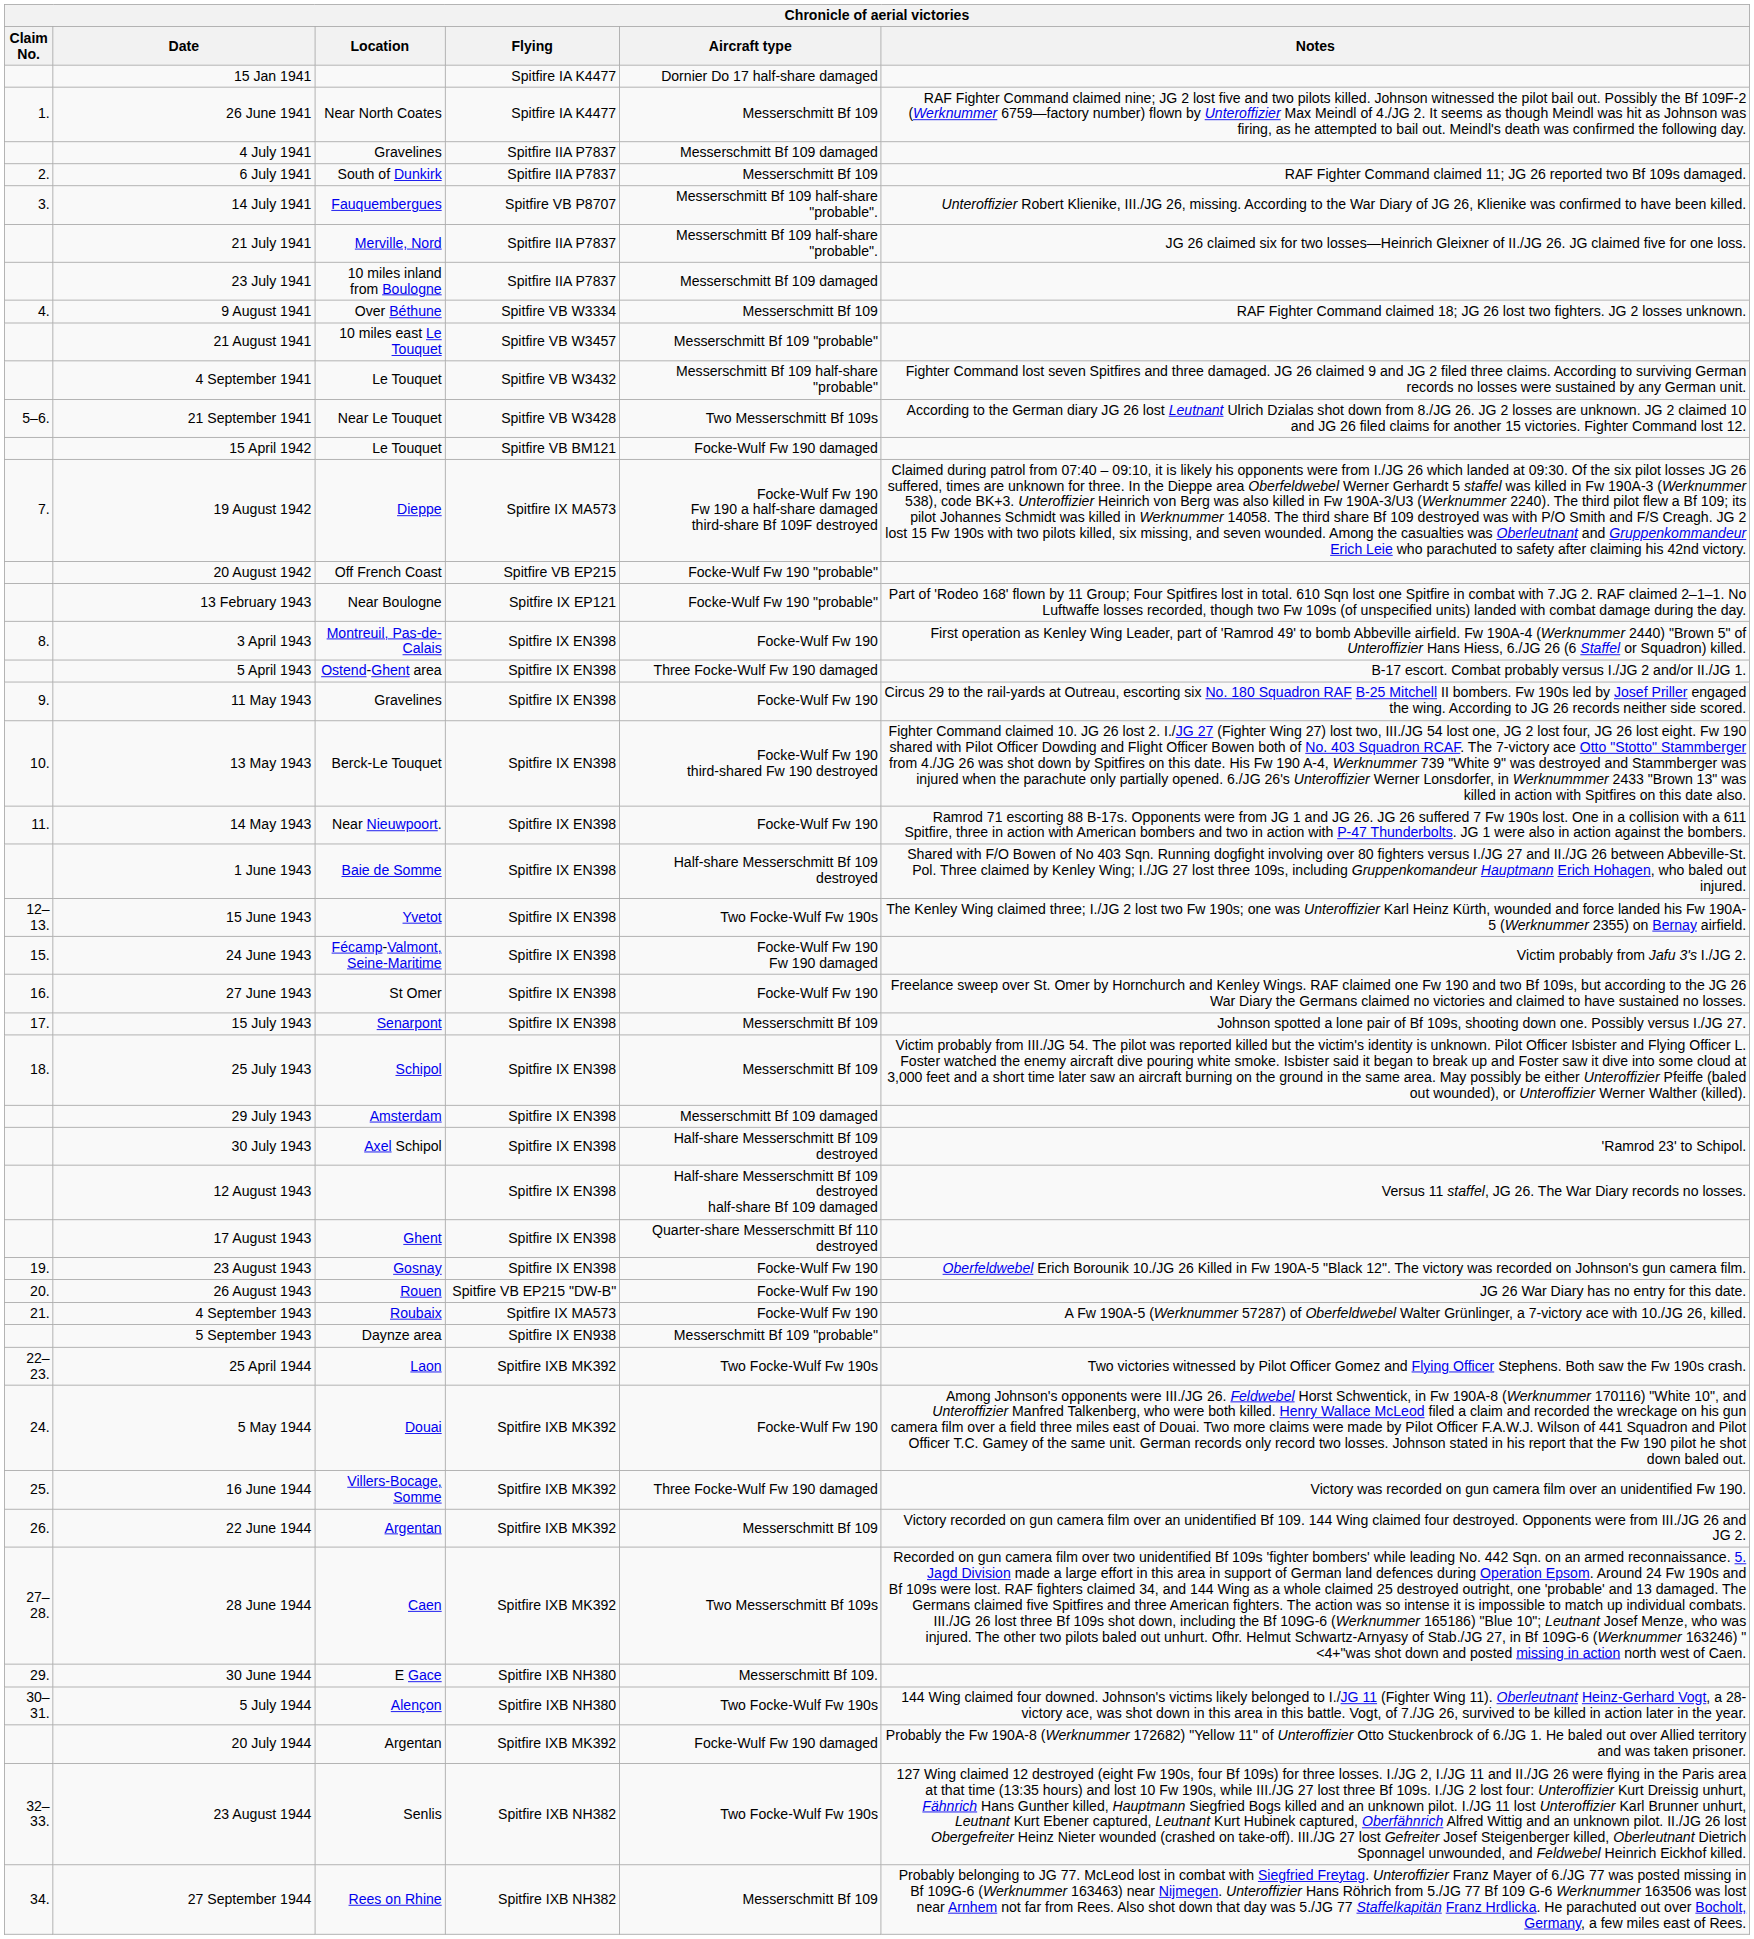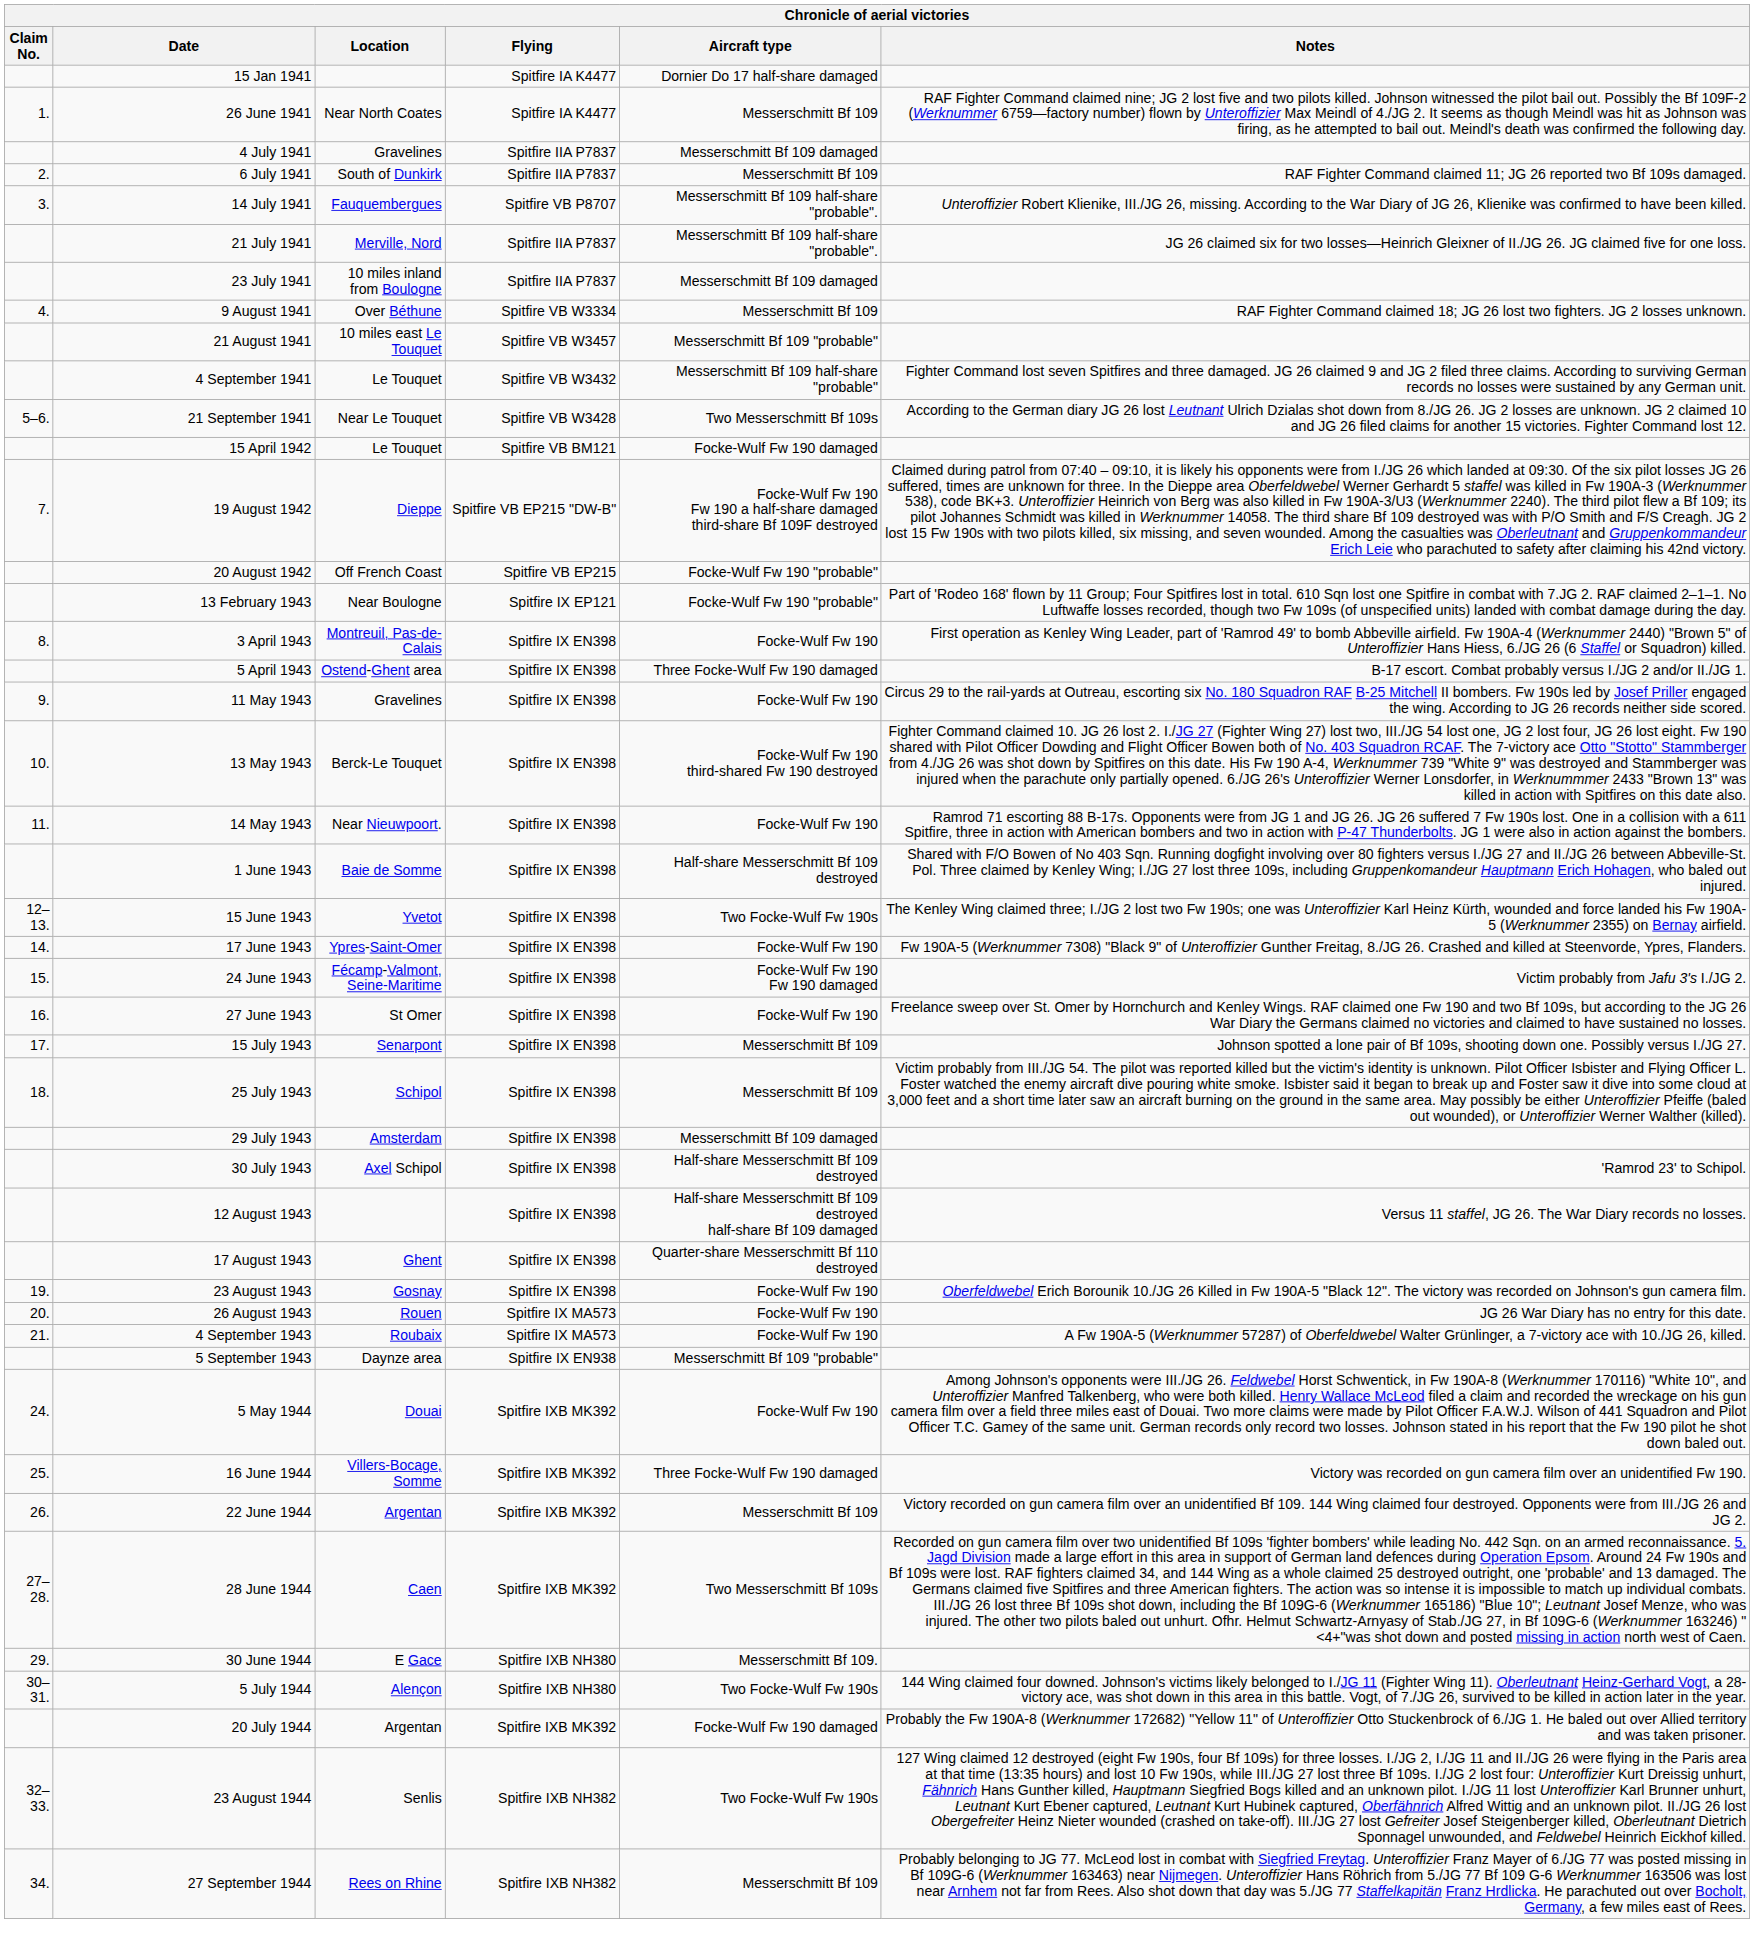(561, 510) Spitfire IX MA573 -> (534, 510) Spitfire VB EP215 "DW-B"
+ row: (269, 947)
(534, 1291) Spitfire VB EP215 "DW-B" -> (561, 1313) Spitfire IX MA573
- row: (270, 1366)
